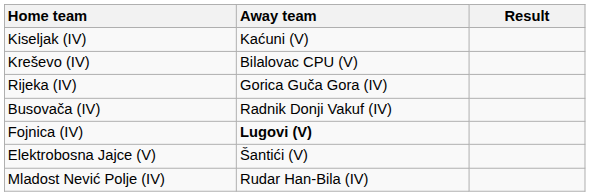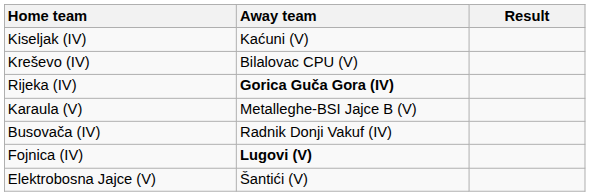(314, 86) normal -> (317, 86) bold
+ row: (45, 109)
- row: (86, 179)
